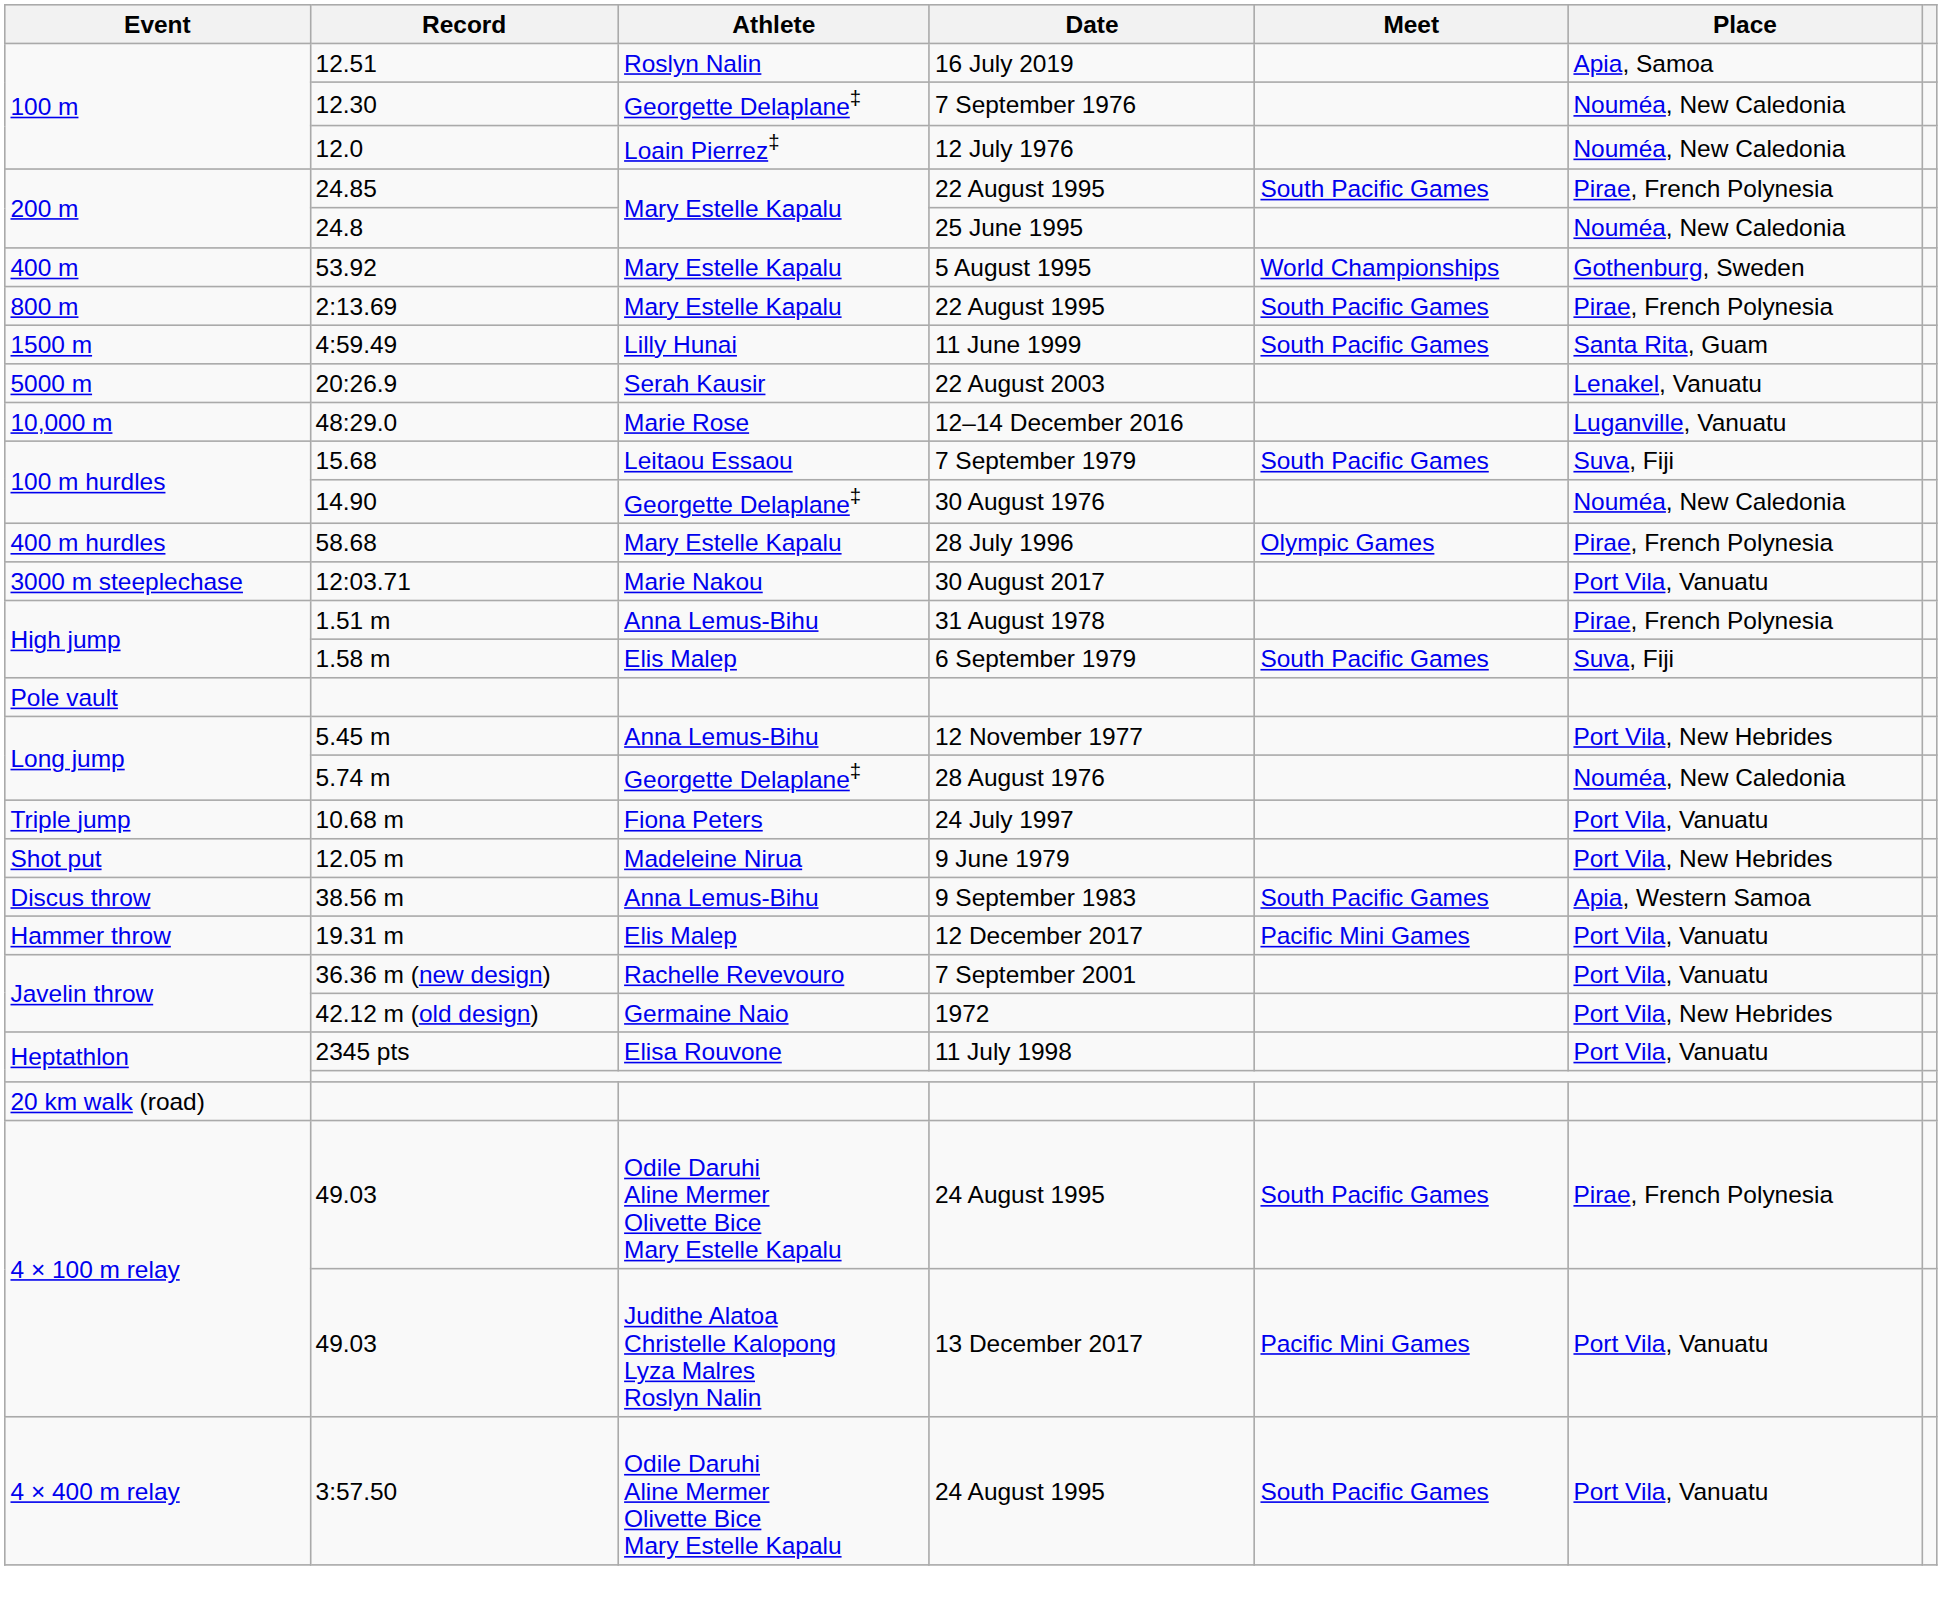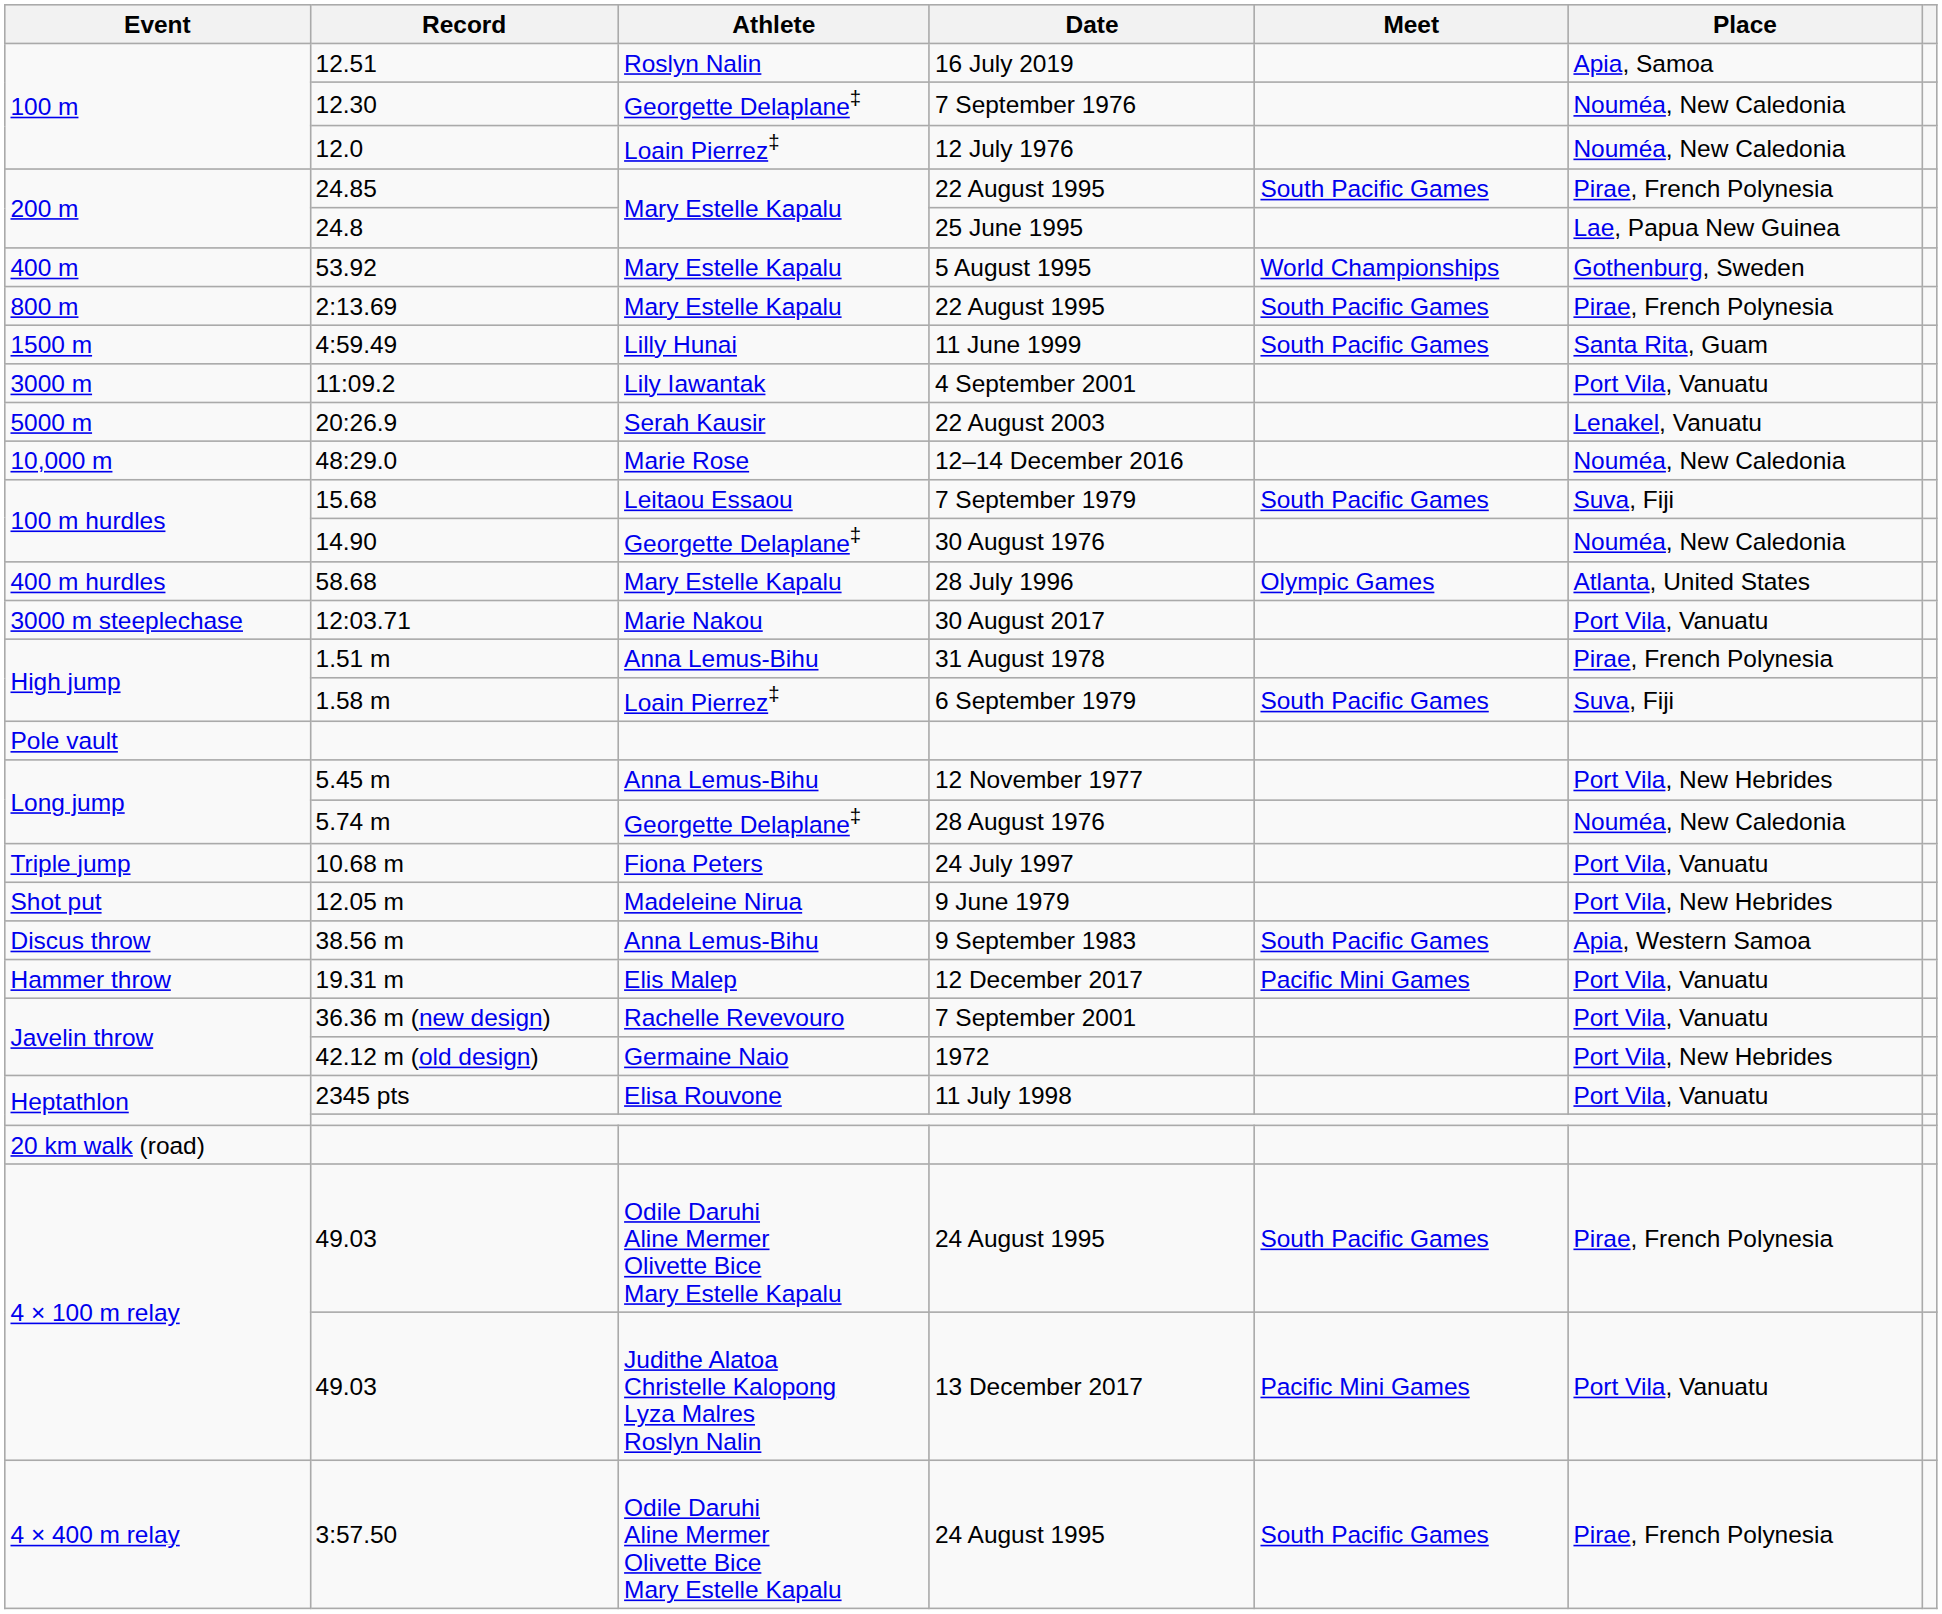(1709, 228) Nouméa, New Caledonia -> (1707, 228) Lae, Papua New Guinea
+ row: (51, 383)
(1680, 422) Luganville, Vanuatu -> (1709, 460) Nouméa, New Caledonia
(1703, 543) Pirae, French Polynesia -> (1692, 582) Atlanta, United States
(681, 659) Elis Malep -> (702, 700) Loain Pierrez‡
(1671, 1491) Port Vila, Vanuatu -> (1703, 1535) Pirae, French Polynesia
